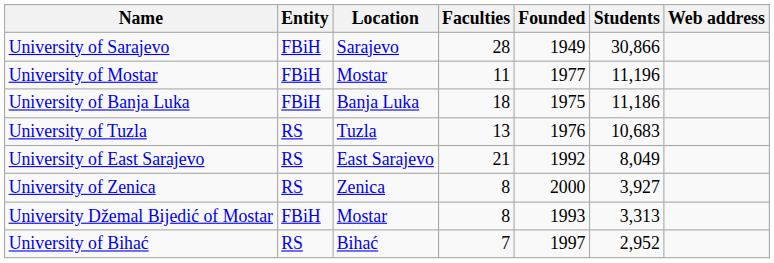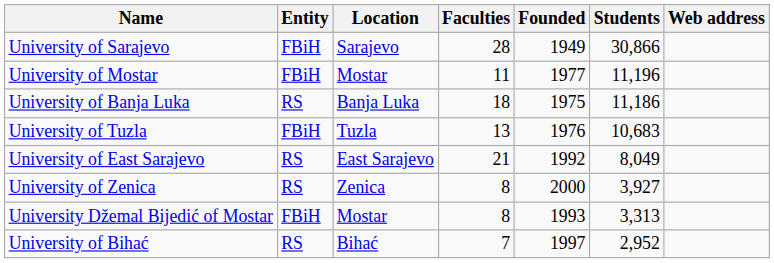(301, 103) FBiH -> (292, 103) RS
(292, 131) RS -> (301, 131) FBiH
